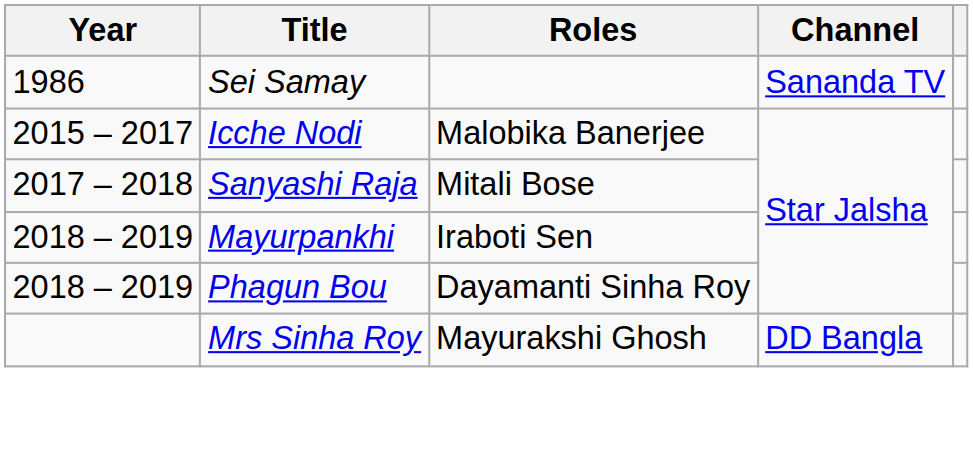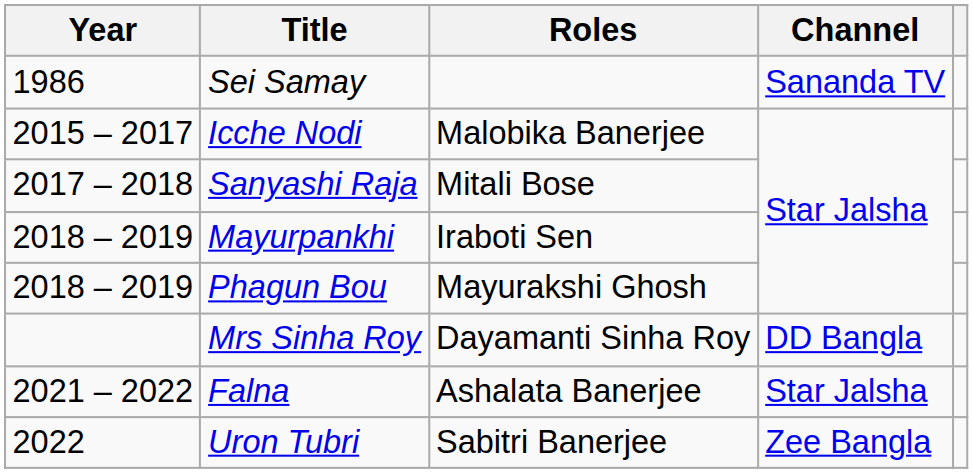(593, 287) Dayamanti Sinha Roy -> (571, 287) Mayurakshi Ghosh
(571, 339) Mayurakshi Ghosh -> (593, 339) Dayamanti Sinha Roy
+ row: (249, 390)
+ row: (284, 442)
